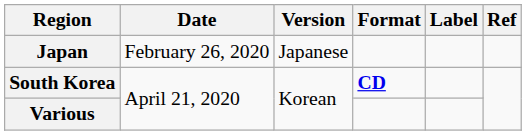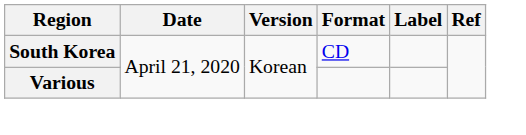- row: (62, 51)
(372, 82) bold -> (335, 51) normal
